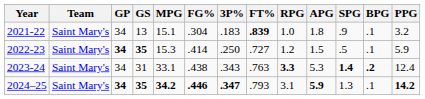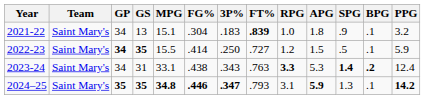(166, 49) 15.3 -> (166, 49) 15.5
(120, 85) 34 -> (120, 85) 35
(166, 85) 34.2 -> (166, 85) 34.8
